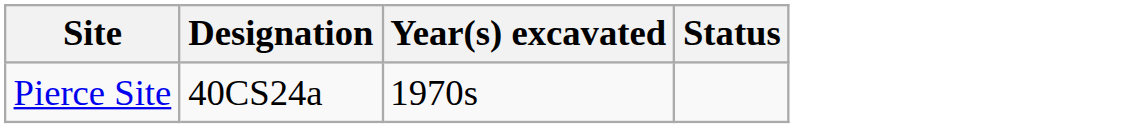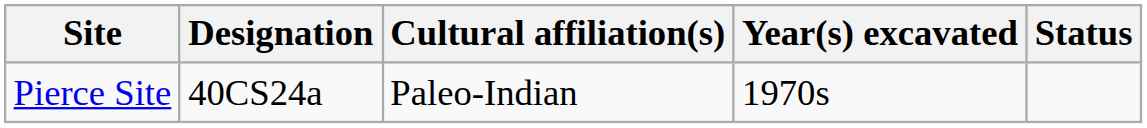+ column: (558, 33)
